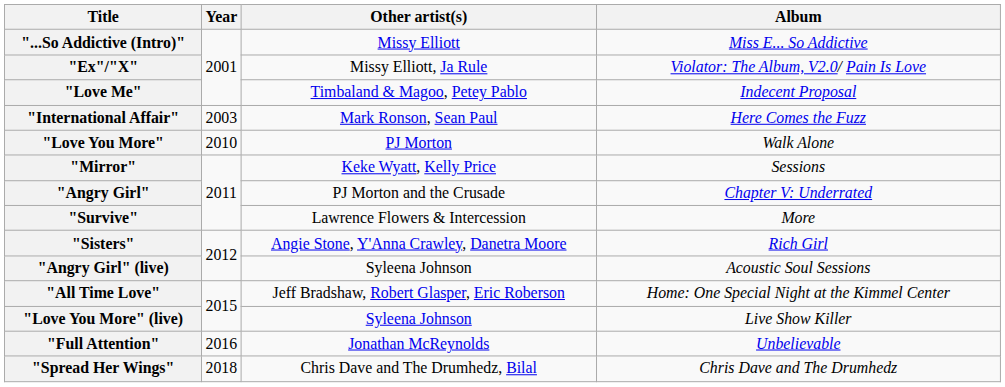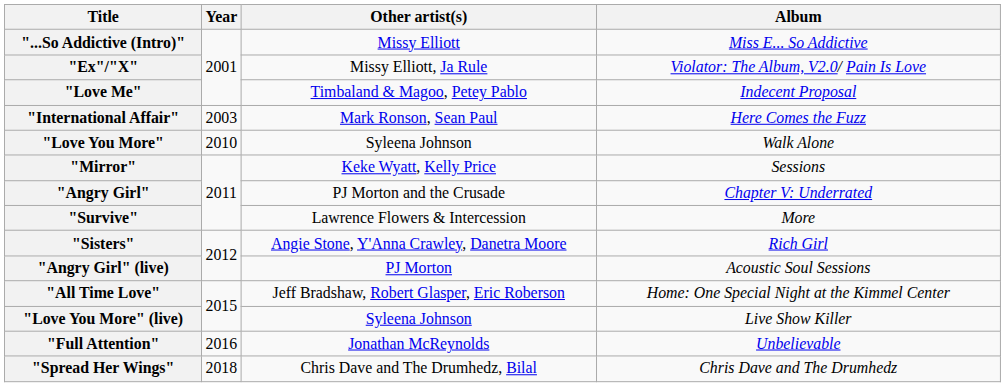(419, 142) PJ Morton -> (419, 142) Syleena Johnson
(419, 268) Syleena Johnson -> (419, 268) PJ Morton
